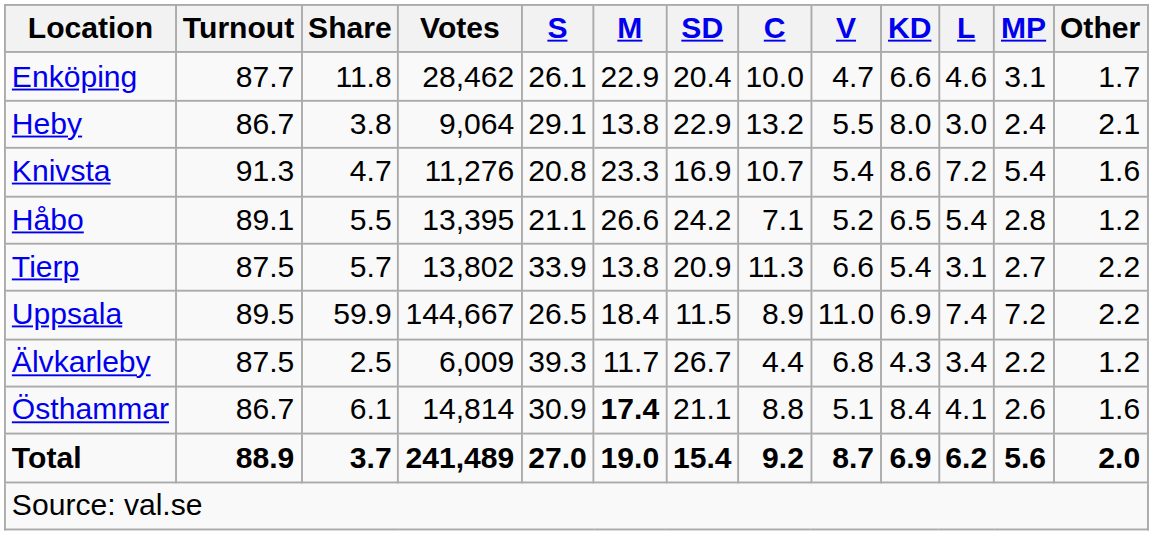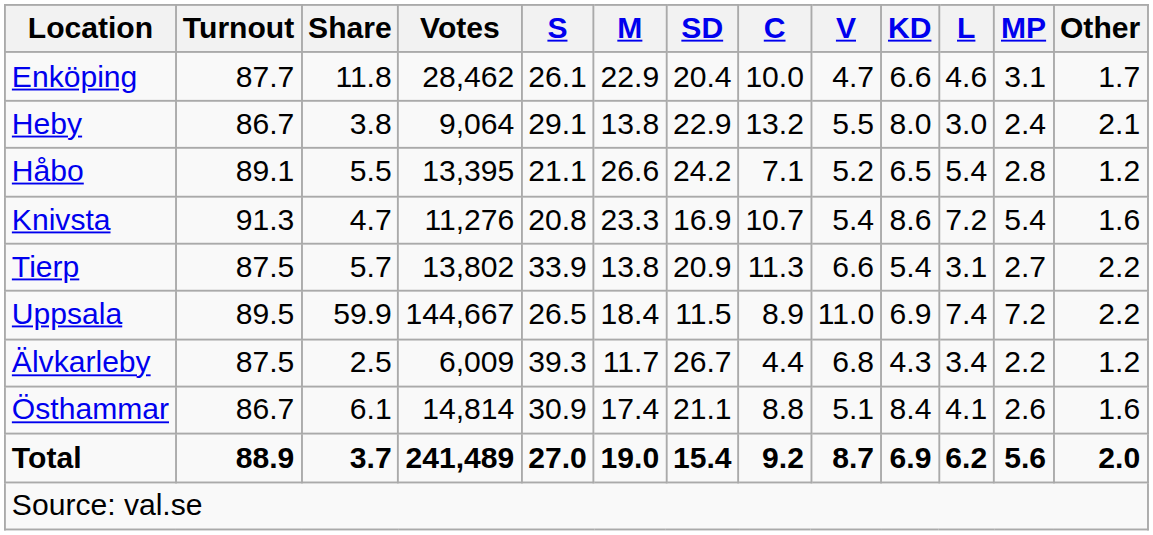rows swapped: (48, 219) <-> (61, 171)
(630, 409) bold -> (630, 409) normal
